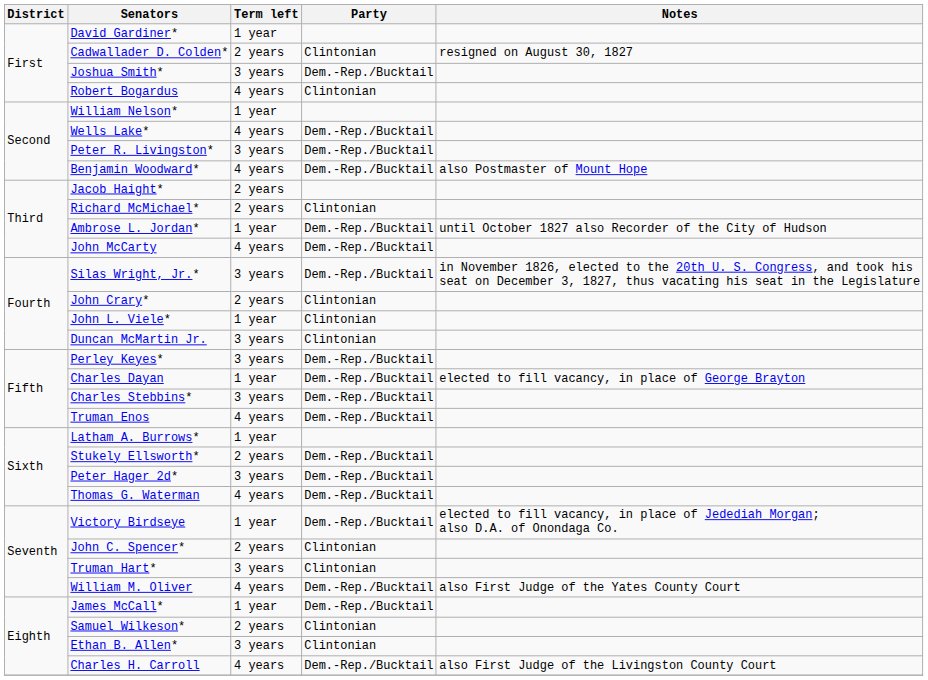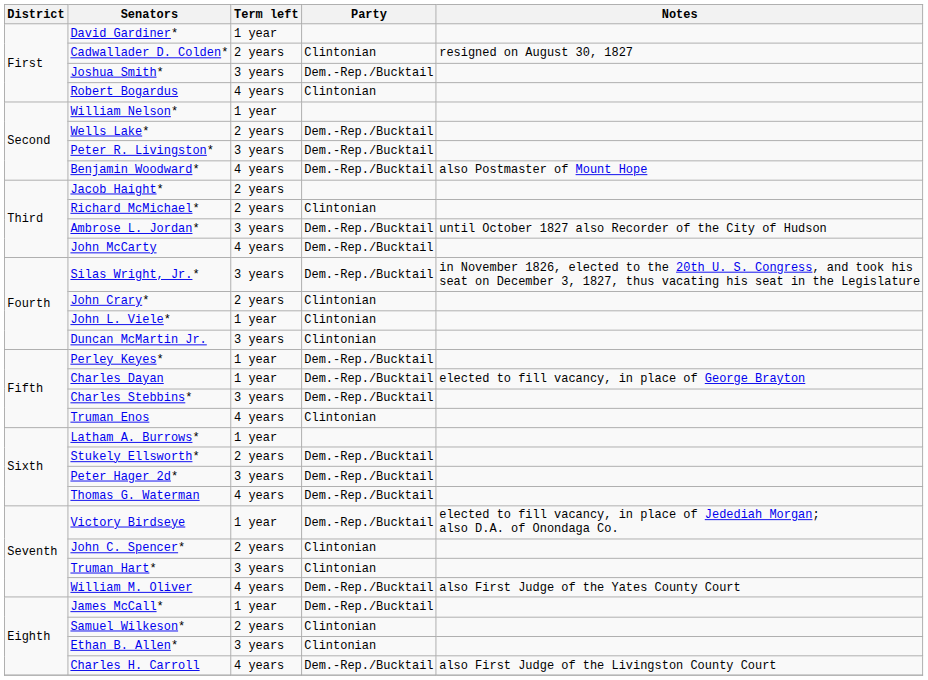(259, 131) 4 years -> (259, 131) 2 years
(256, 229) 1 year -> (259, 229) 3 years
(259, 359) 3 years -> (256, 359) 1 year
(369, 418) Dem.-Rep./Bucktail -> (340, 418) Clintonian
